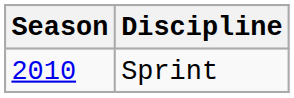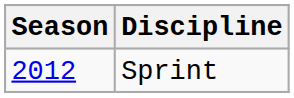(44, 71) 2010 -> (44, 71) 2012
